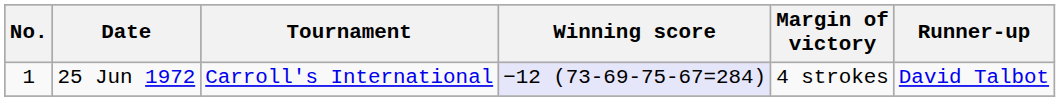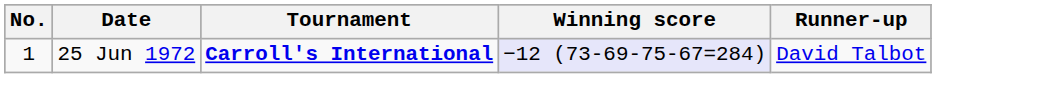- column: (832, 34)
(349, 79) normal -> (349, 56) bold
